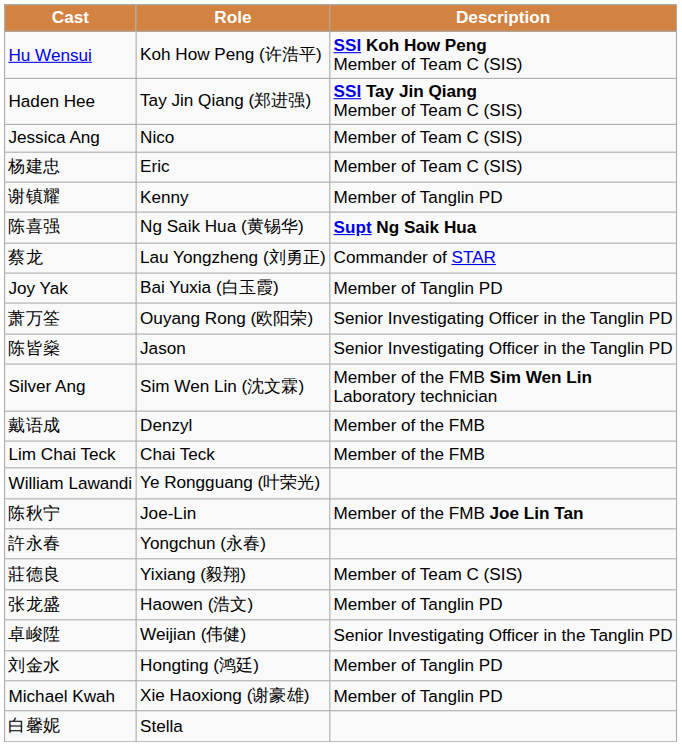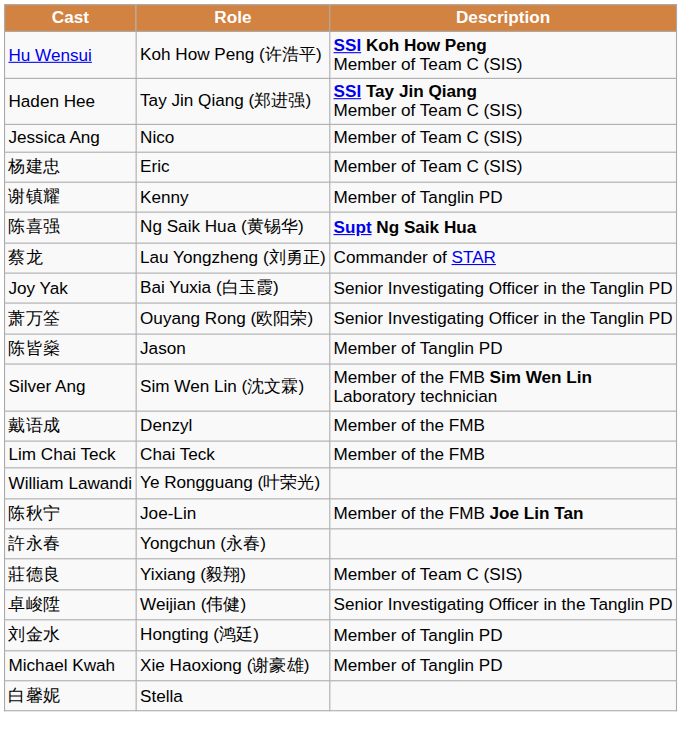(418, 288) Member of Tanglin PD -> (503, 288) Senior Investigating Officer in the Tanglin PD
(503, 348) Senior Investigating Officer in the Tanglin PD -> (418, 348) Member of Tanglin PD
- row: (34, 604)
